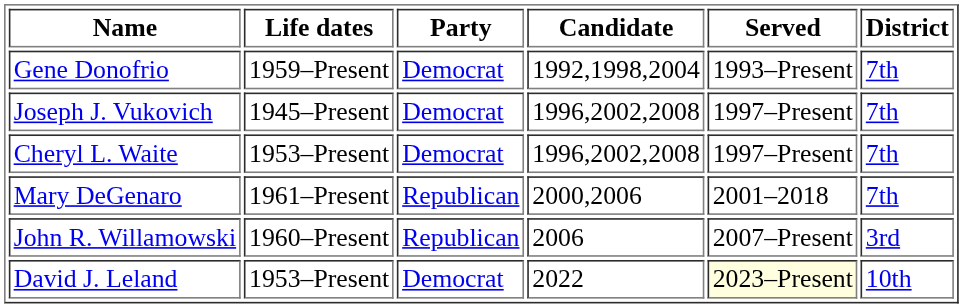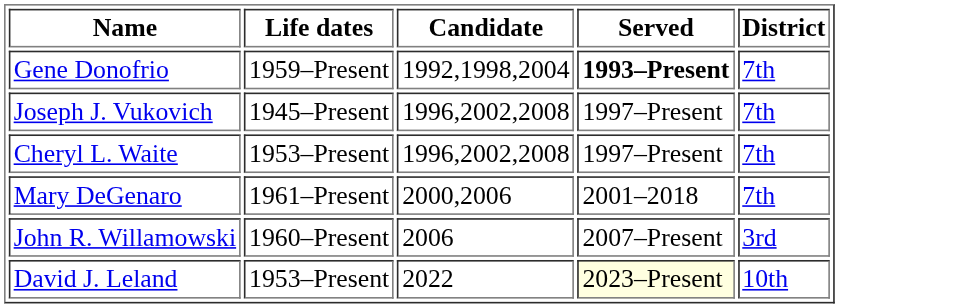- column: (461, 27)
(783, 69) normal -> (656, 69) bold
